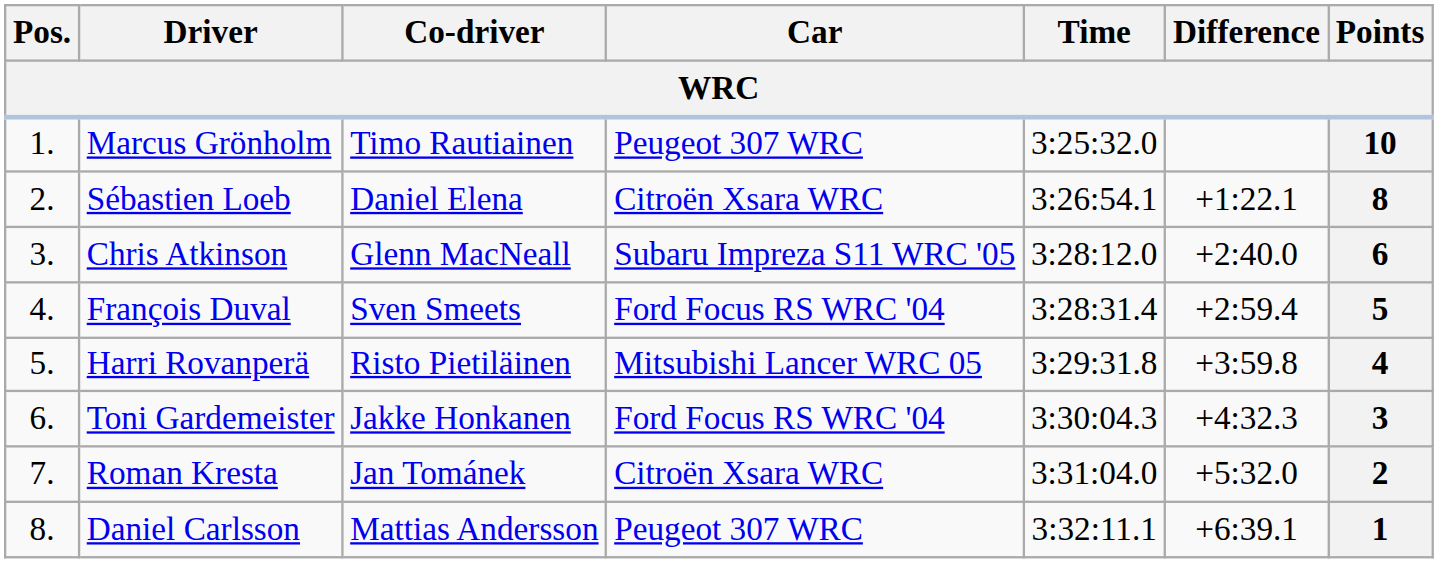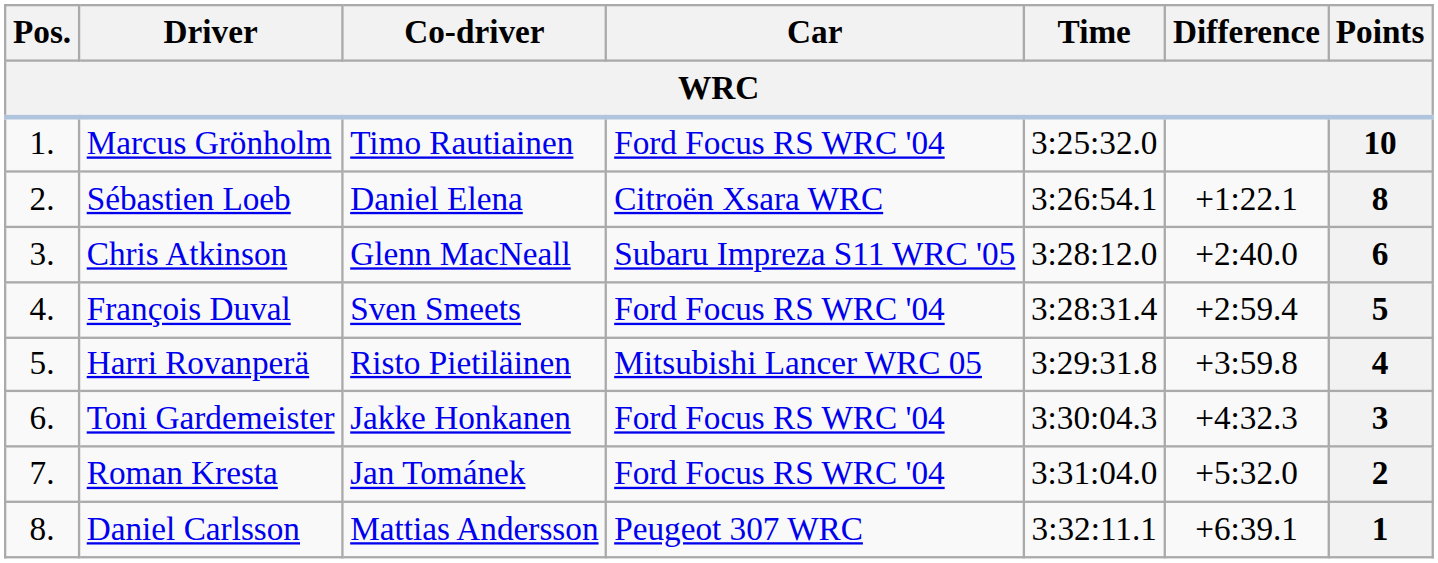(739, 144) Peugeot 307 WRC -> (779, 144) Ford Focus RS WRC '04
(749, 473) Citroën Xsara WRC -> (779, 473) Ford Focus RS WRC '04
